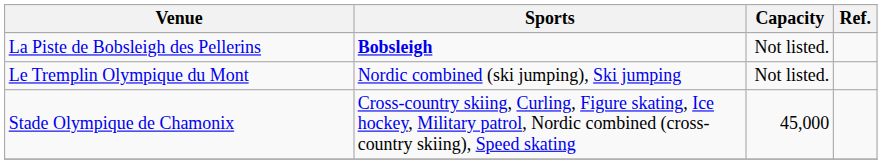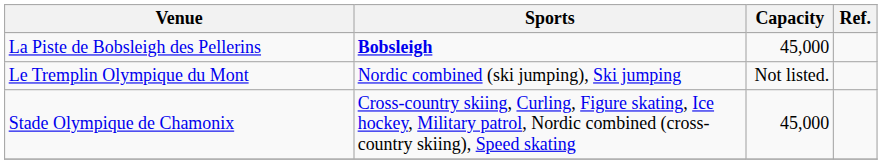(792, 47) Not listed. -> (805, 47) 45,000
